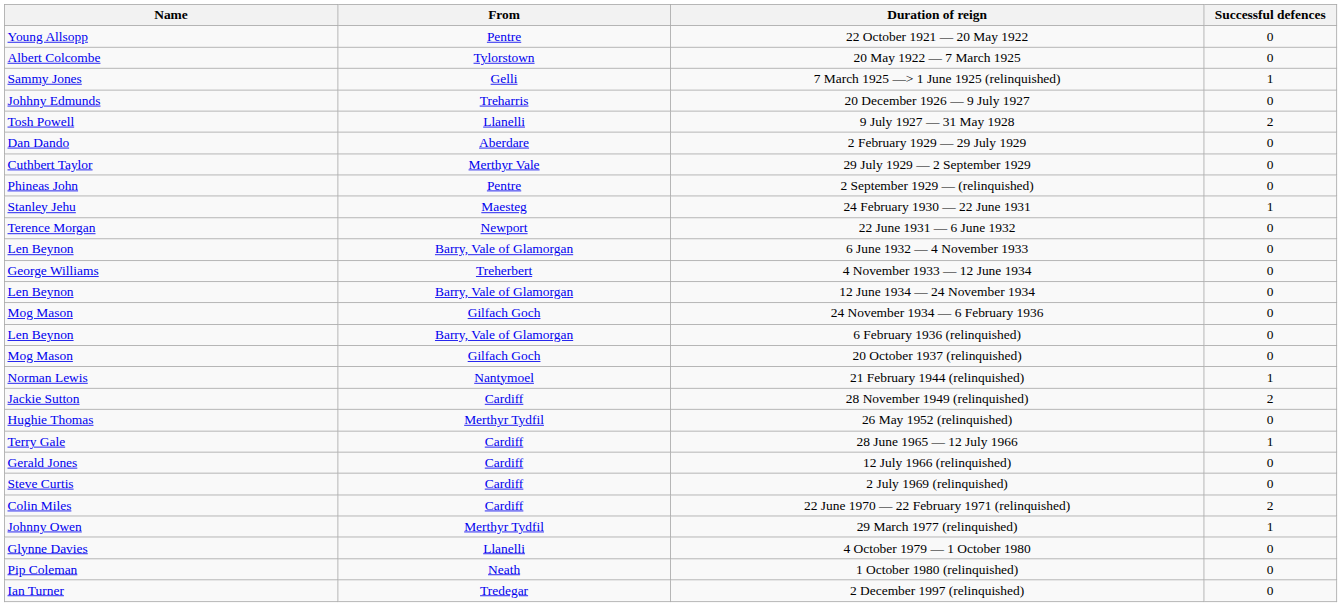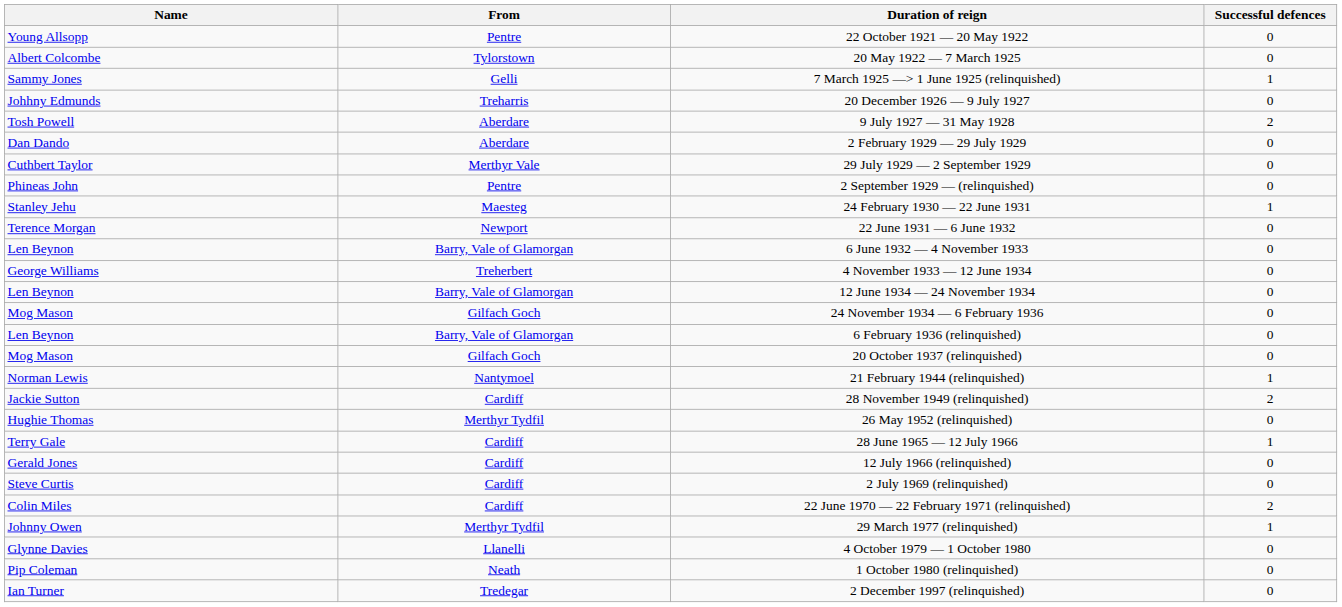(504, 121) Llanelli -> (504, 121) Aberdare
